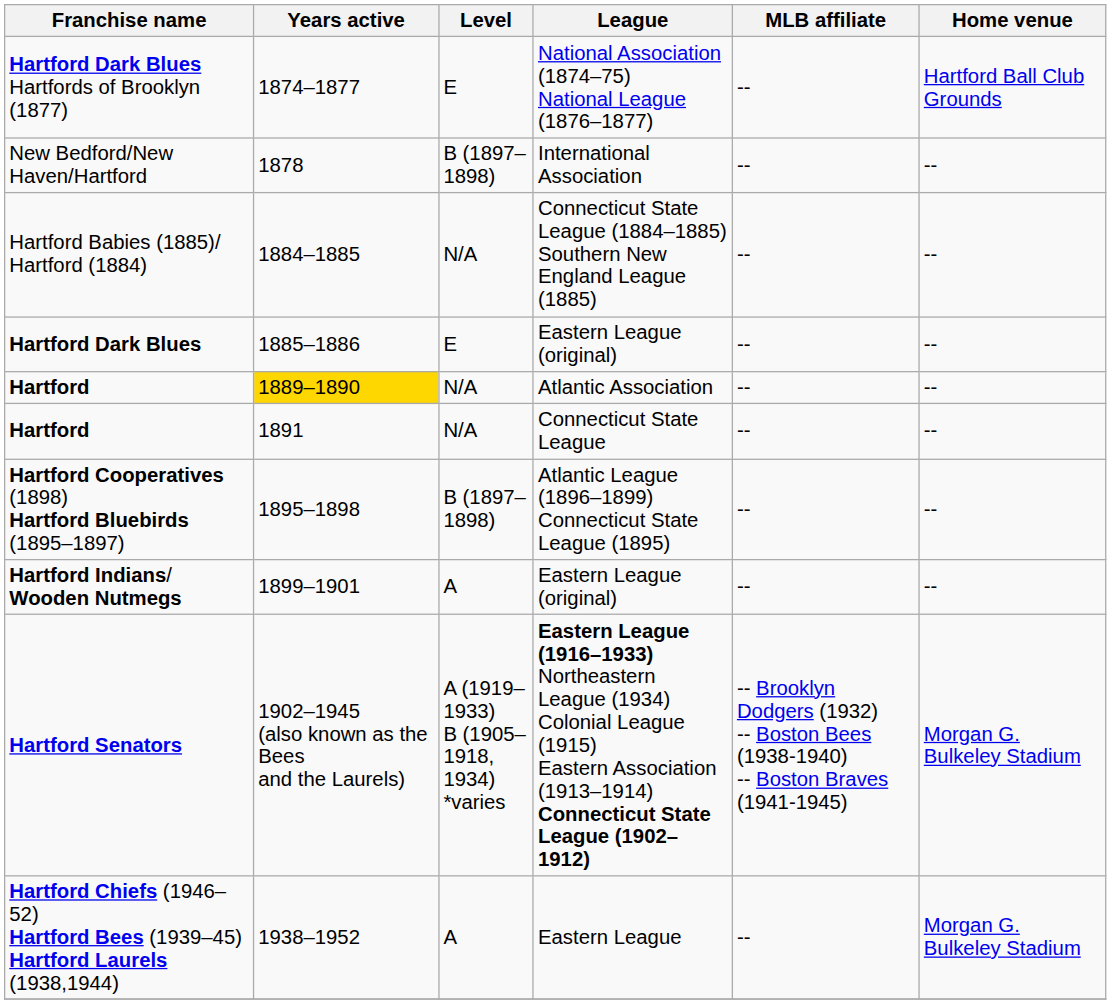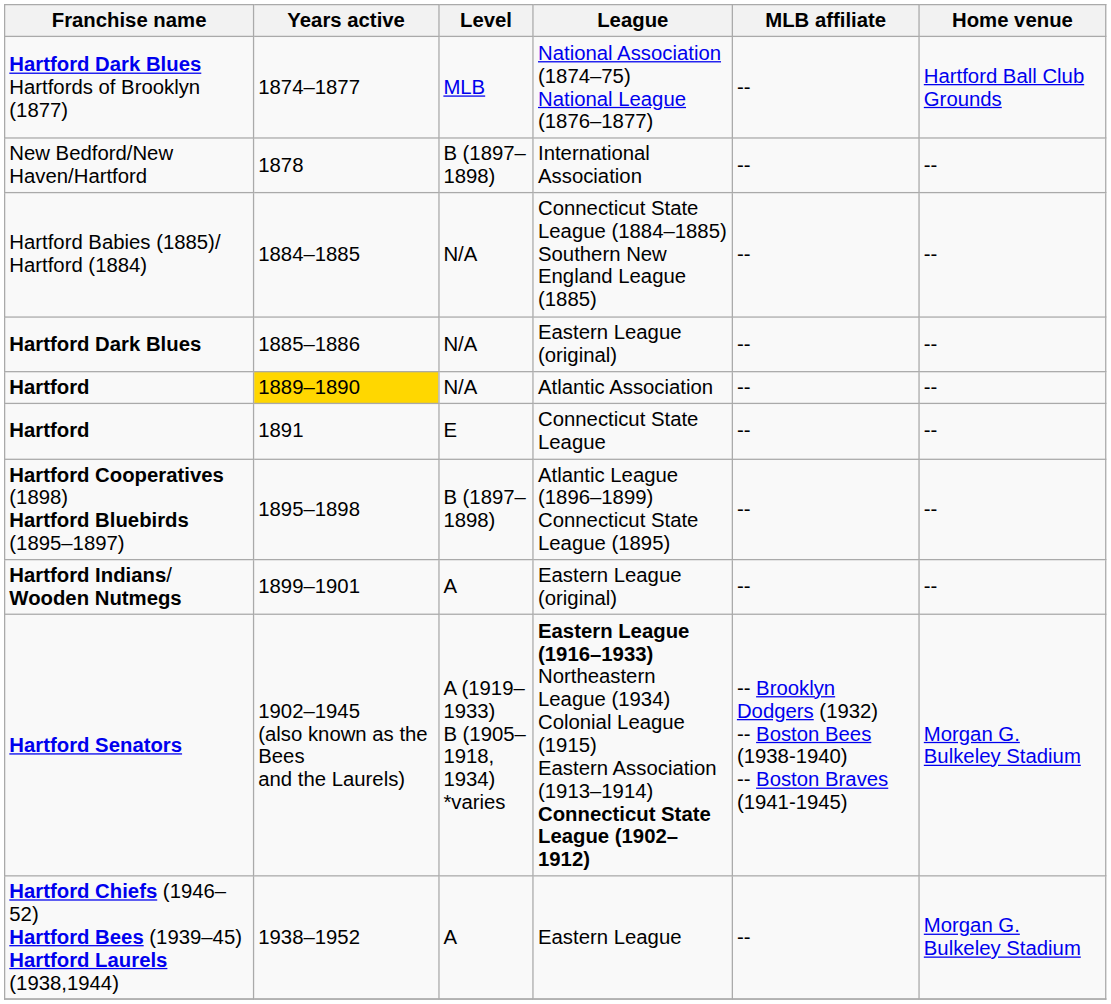(450, 87) E -> (464, 87) MLB
(450, 343) E -> (460, 343) N/A
(460, 431) N/A -> (450, 431) E
